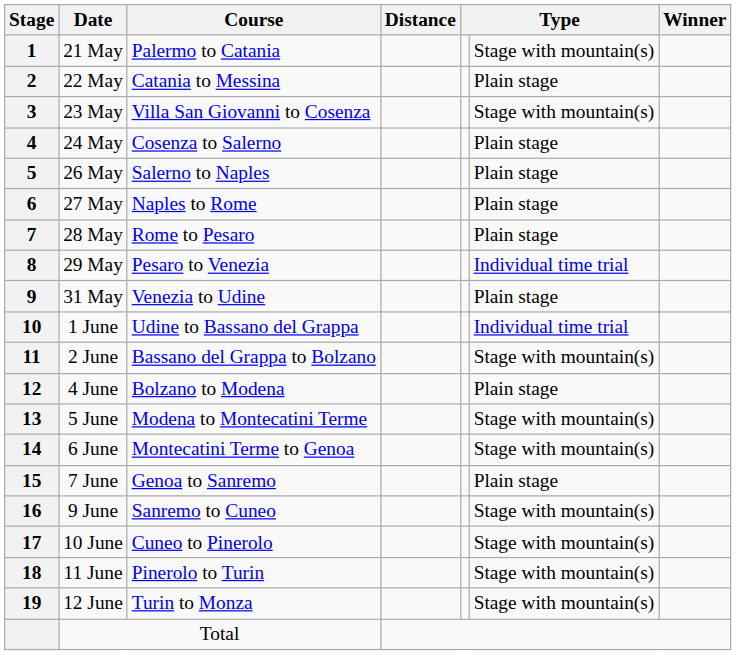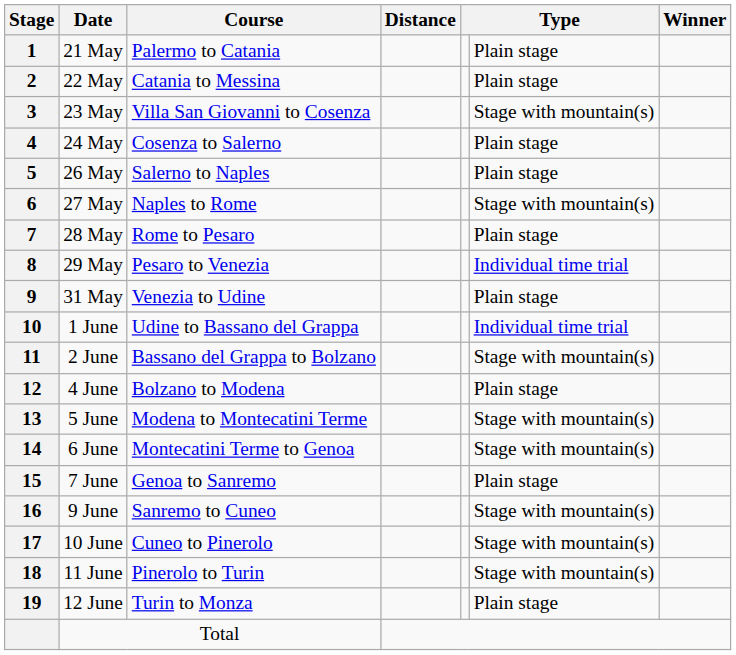(564, 50) Stage with mountain(s) -> (516, 50) Plain stage
(516, 204) Plain stage -> (564, 204) Stage with mountain(s)
(564, 603) Stage with mountain(s) -> (516, 603) Plain stage
